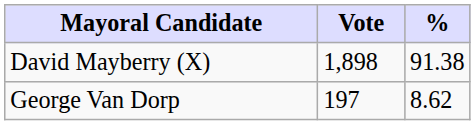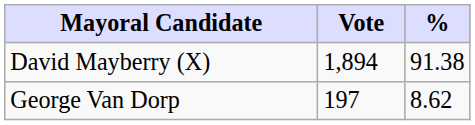(351, 61) 1,898 -> (351, 61) 1,894
